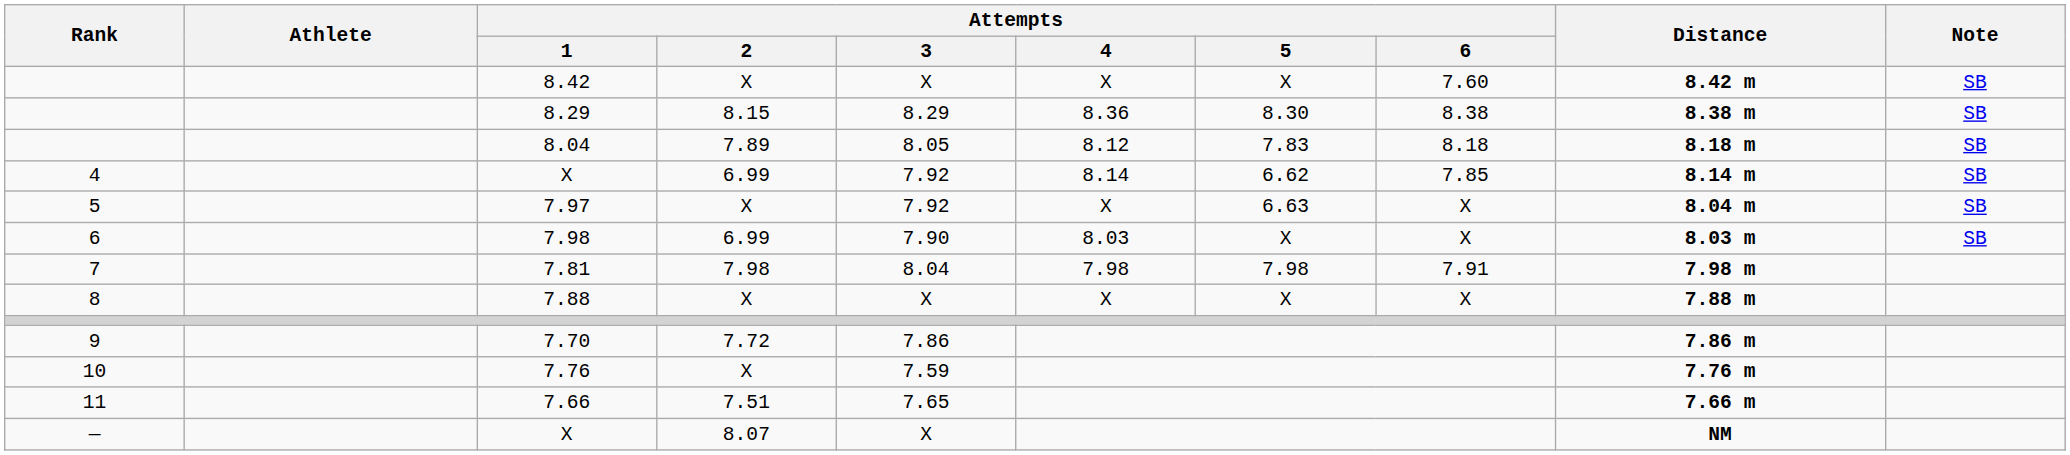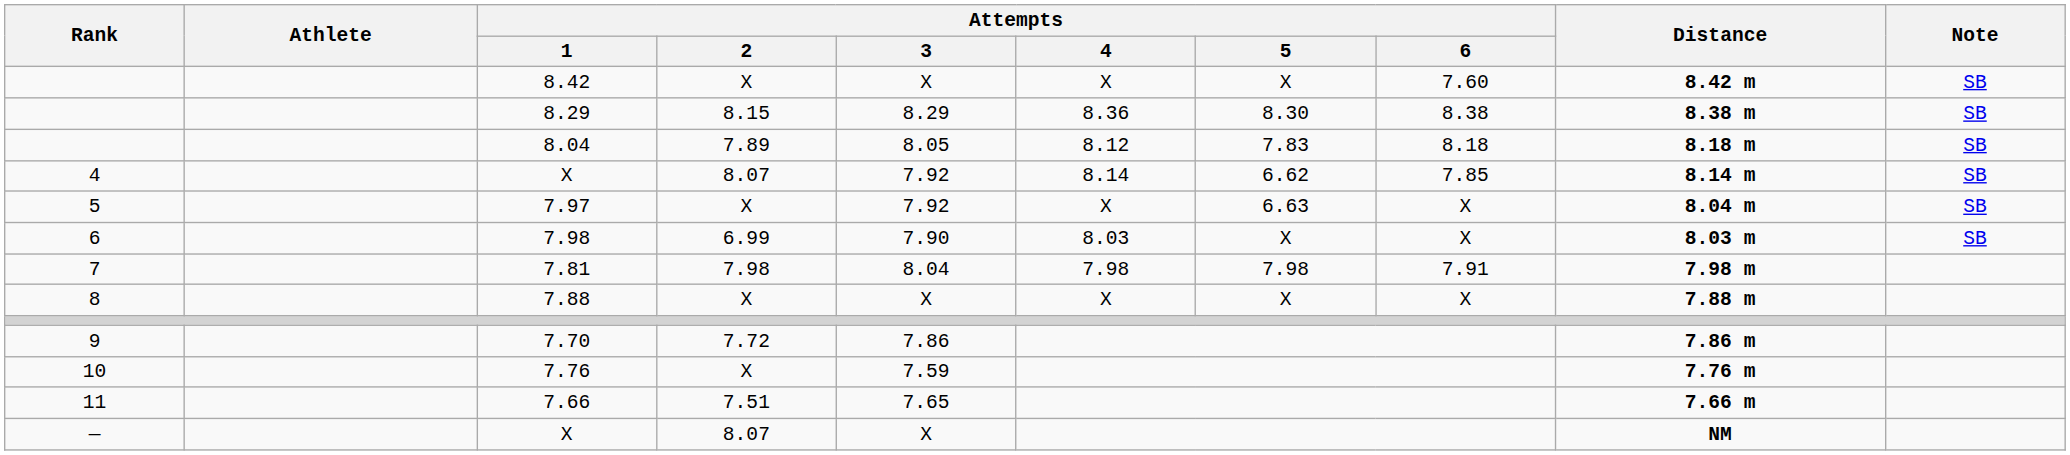(746, 176) 6.99 -> (746, 176) 8.07
